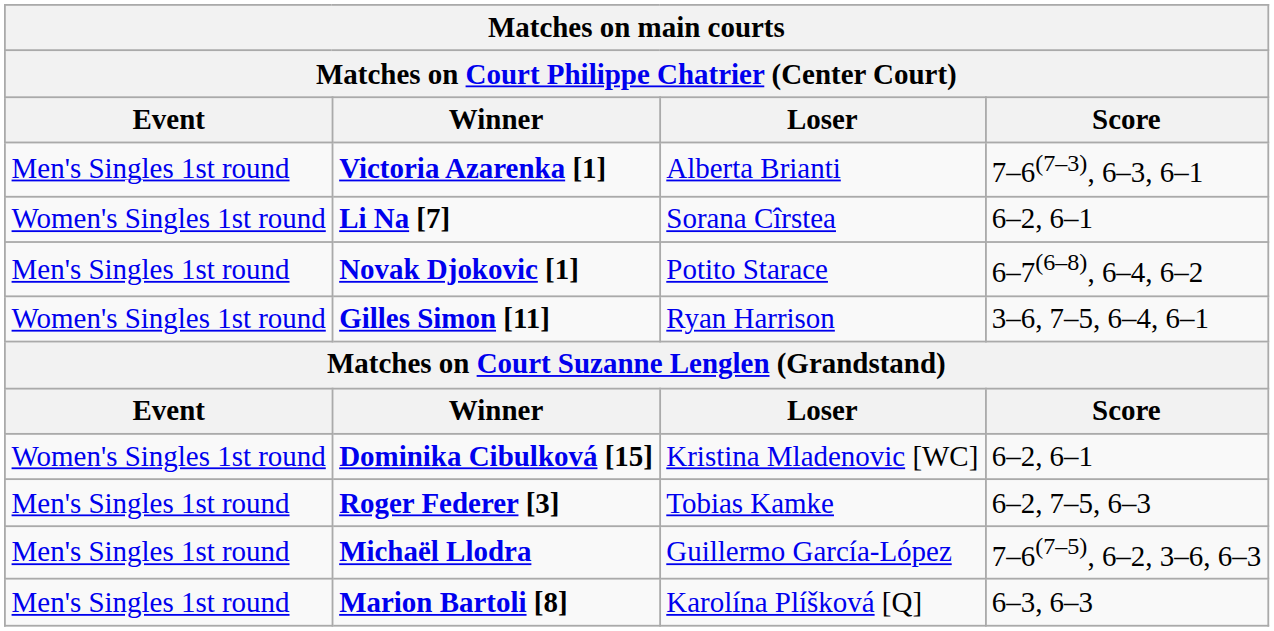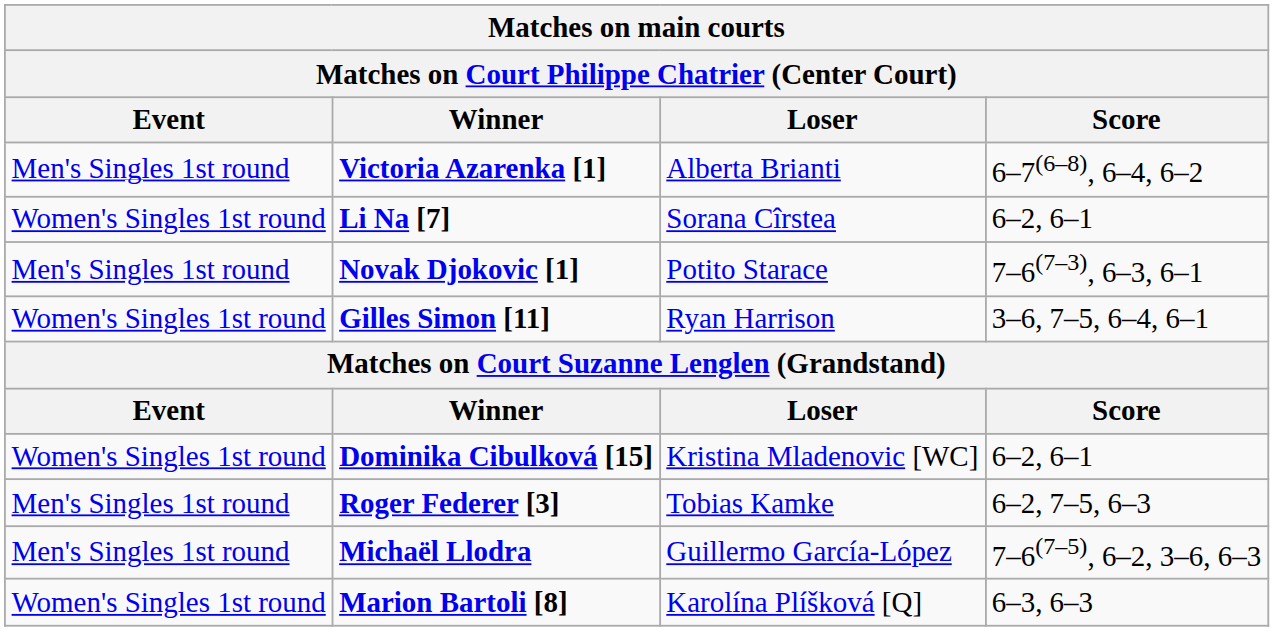(1097, 169) 7–6(7–3), 6–3, 6–1 -> (1097, 169) 6–7(6–8), 6–4, 6–2
(1097, 268) 6–7(6–8), 6–4, 6–2 -> (1097, 268) 7–6(7–3), 6–3, 6–1
(151, 602) Men's Singles 1st round -> (169, 602) Women's Singles 1st round
